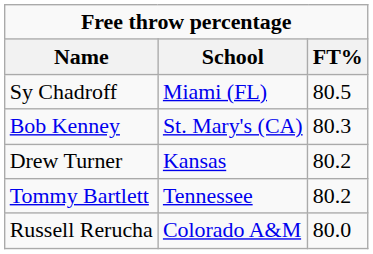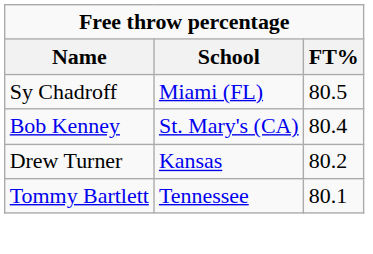(332, 126) 80.3 -> (328, 126) 80.4
(332, 195) 80.2 -> (328, 195) 80.1
- row: (81, 230)
